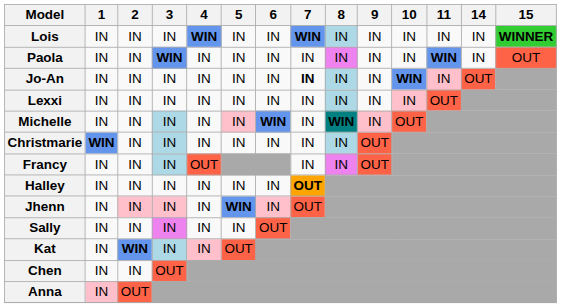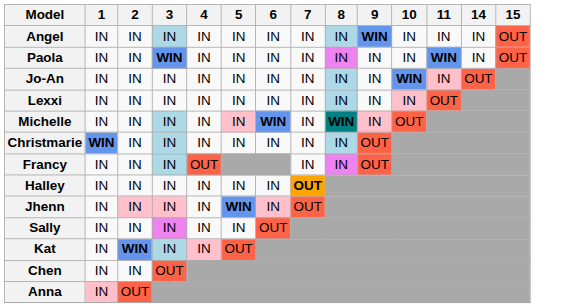- row: (45, 36)
+ row: (45, 36)
(308, 79) bold -> (308, 79) normal
